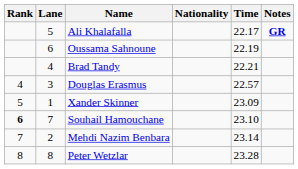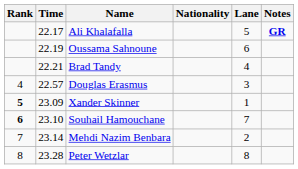columns swapped: (50, 13) <-> (246, 13)
(20, 102) normal -> (20, 102) bold
